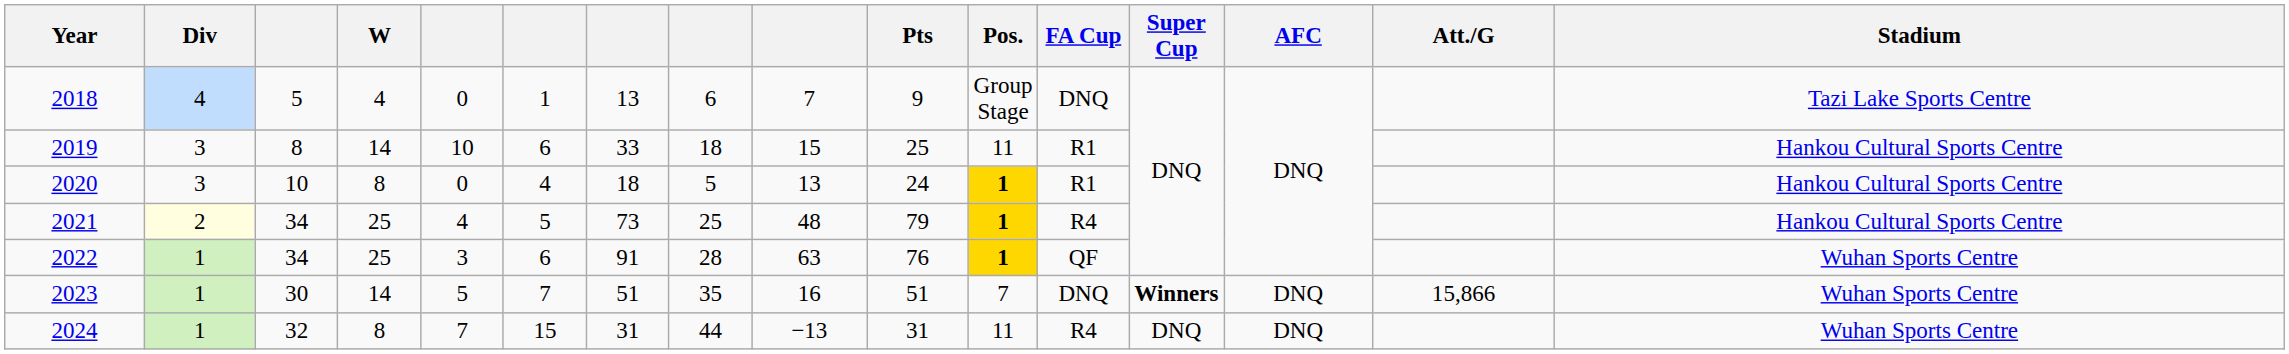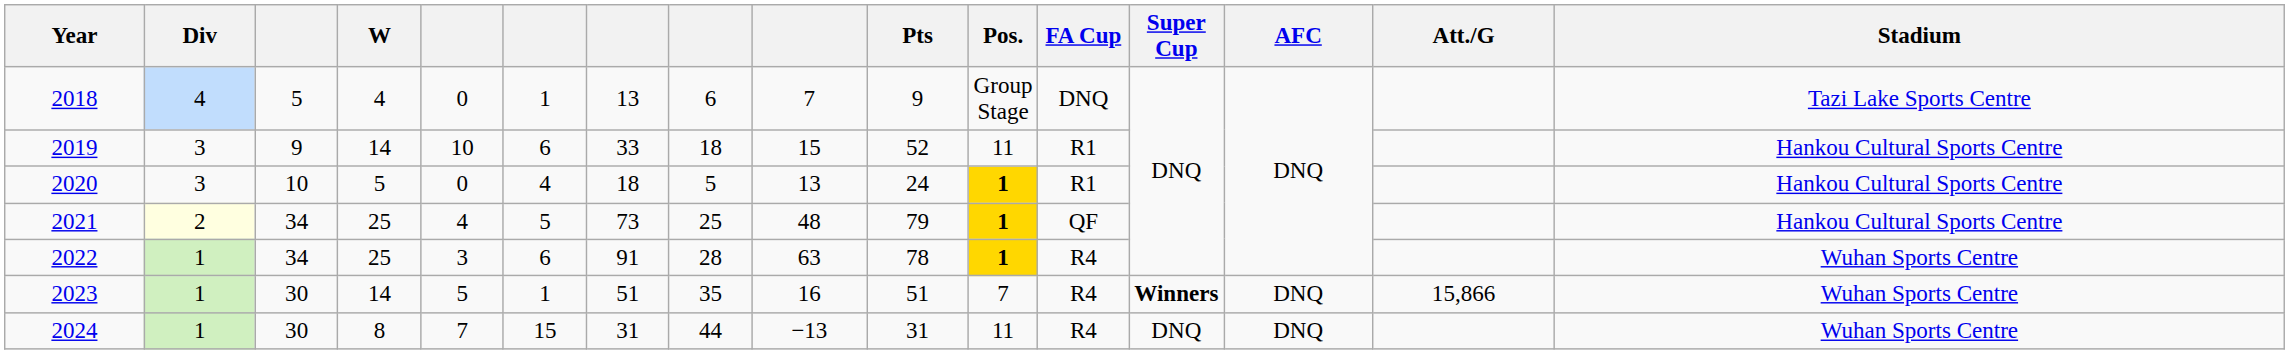(297, 147) 8 -> (297, 147) 9
(917, 147) 25 -> (917, 147) 52
(379, 184) 8 -> (379, 184) 5
(1083, 220) R4 -> (1083, 220) QF
(917, 257) 76 -> (917, 257) 78
(1083, 257) QF -> (1083, 257) R4
(545, 293) 7 -> (545, 293) 1
(1083, 293) DNQ -> (1083, 293) R4
(297, 330) 32 -> (297, 330) 30
